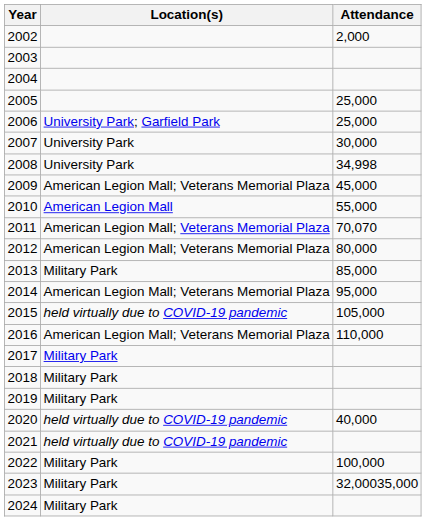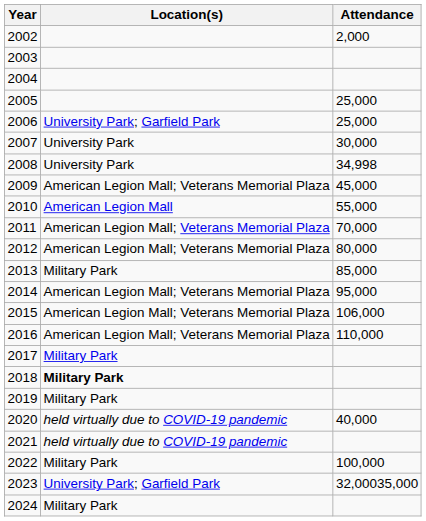(356, 228) 70,070 -> (356, 228) 70,000
(165, 313) held virtually due to COVID-19 pandemic -> (187, 313) American Legion Mall; Veterans Memorial Plaza
(360, 313) 105,000 -> (360, 313) 106,000
(81, 377) normal -> (84, 377) bold
(81, 484) Military Park -> (132, 484) University Park; Garfield Park
